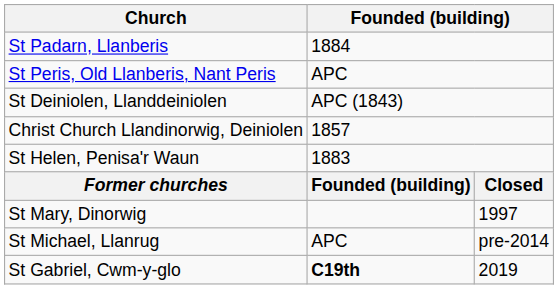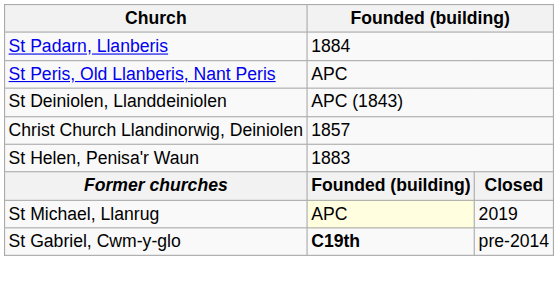- row: (77, 213)
(329, 241) no background -> (329, 213) lightyellow background
(514, 241) pre-2014 -> (498, 213) 2019
(498, 269) 2019 -> (514, 241) pre-2014
